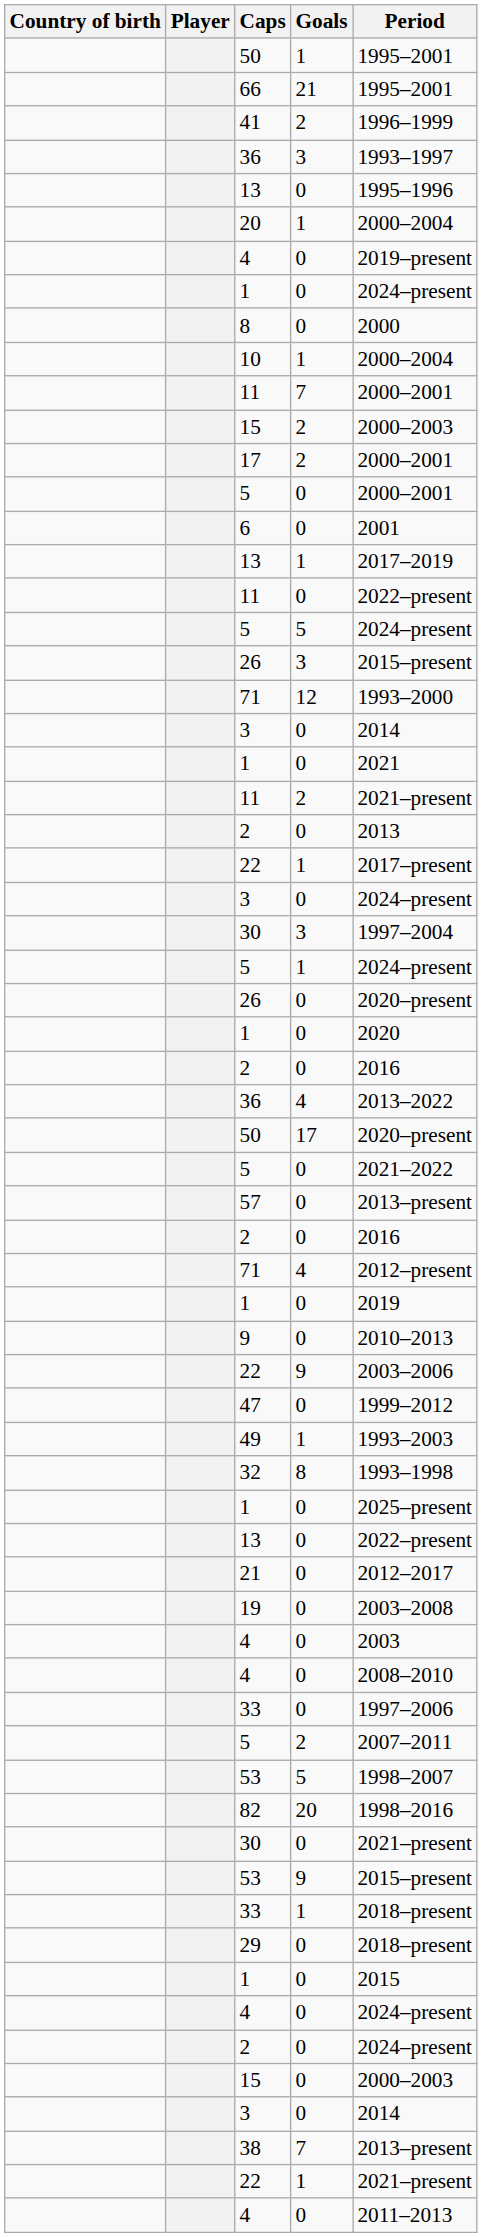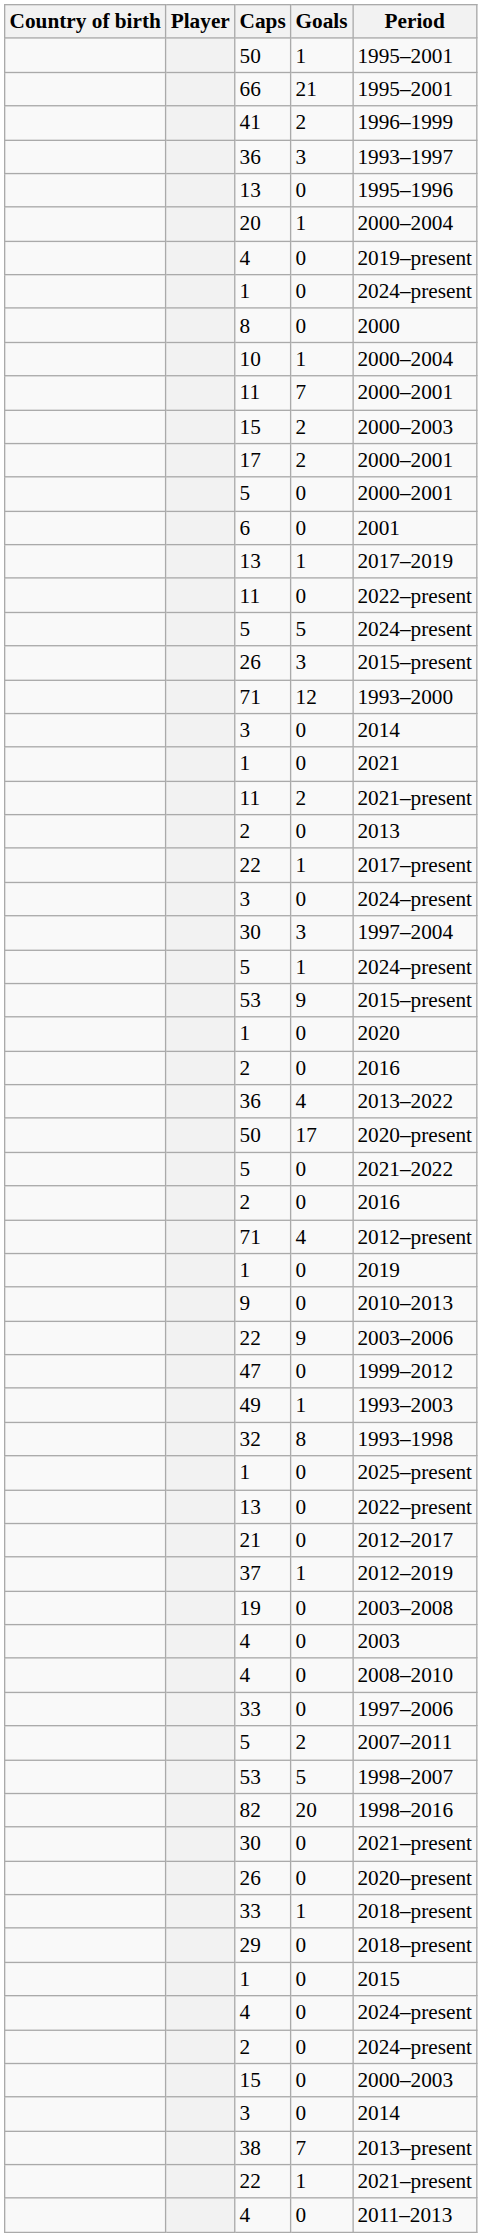rows swapped: (250, 1877) <-> (250, 1000)
- row: (250, 1202)
+ row: (250, 1573)
